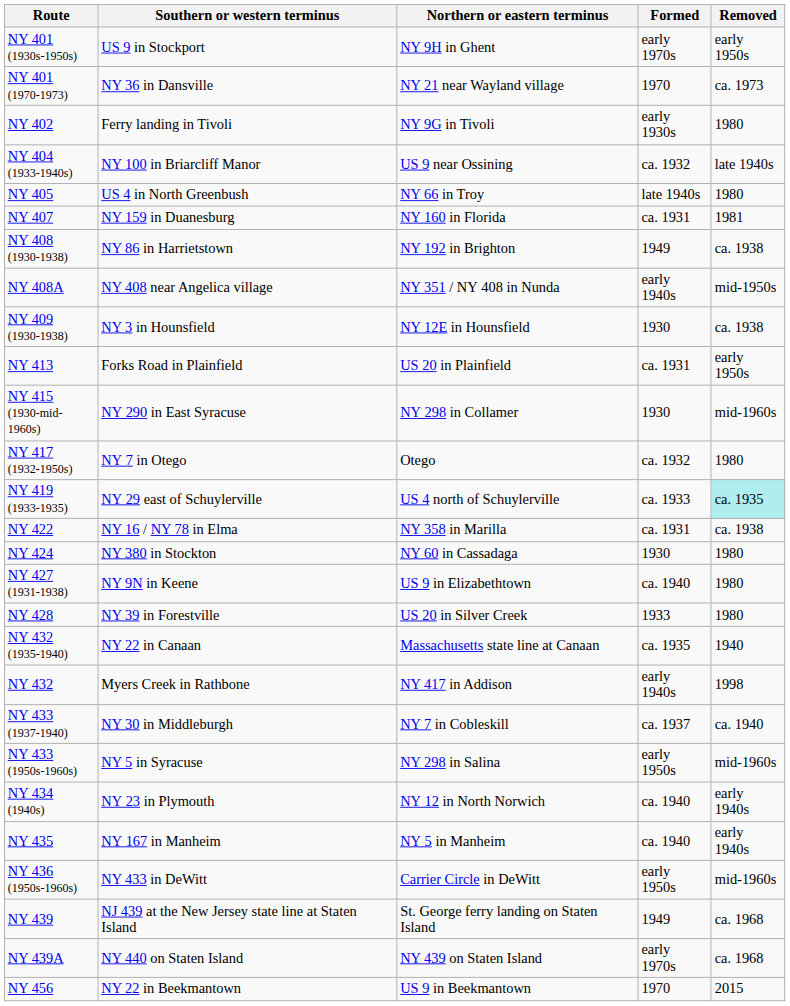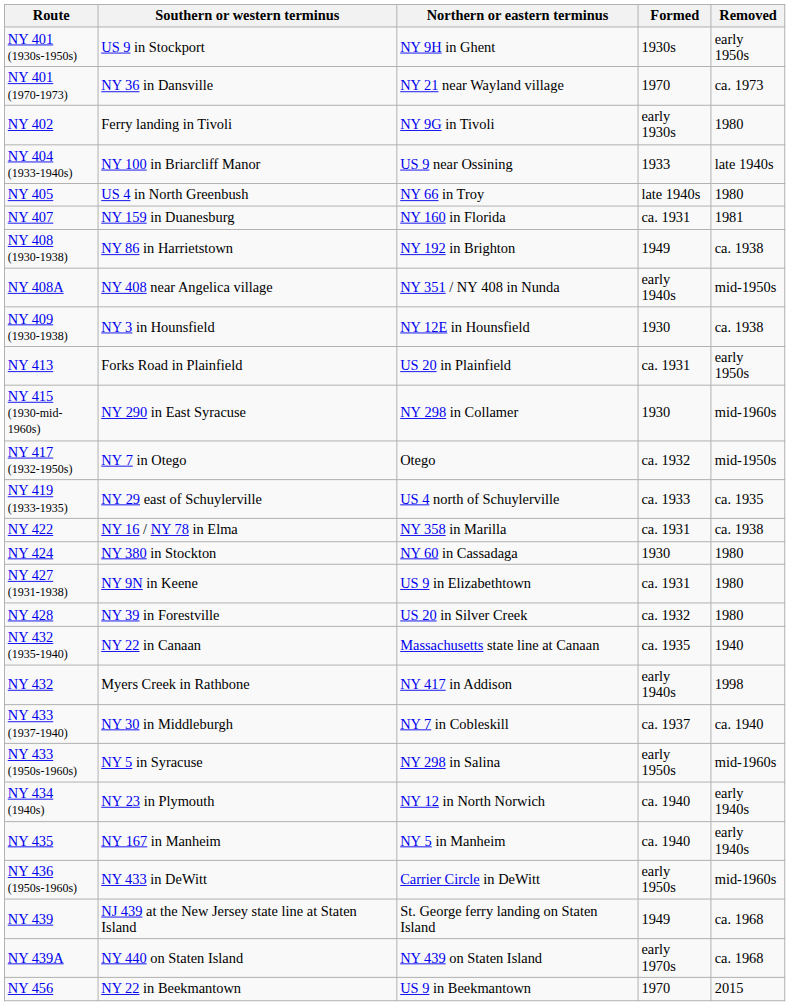(659, 46) early 1970s -> (659, 46) 1930s
(666, 163) ca. 1932 -> (656, 163) 1933
(729, 460) 1980 -> (746, 460) mid-1950s
(739, 499) paleturquoise background -> (739, 499) no background
(666, 583) ca. 1940 -> (666, 583) ca. 1931
(656, 614) 1933 -> (666, 614) ca. 1932
